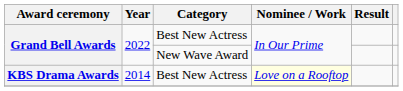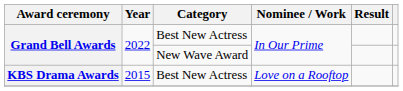(137, 75) 2014 -> (137, 75) 2015
(301, 75) lightyellow background -> (301, 75) no background
